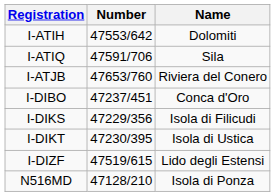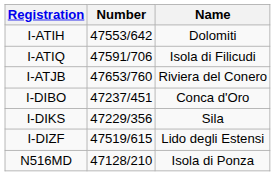(213, 56) Sila -> (213, 56) Isola di Filicudi
(213, 118) Isola di Filicudi -> (213, 118) Sila
- row: (46, 139)
